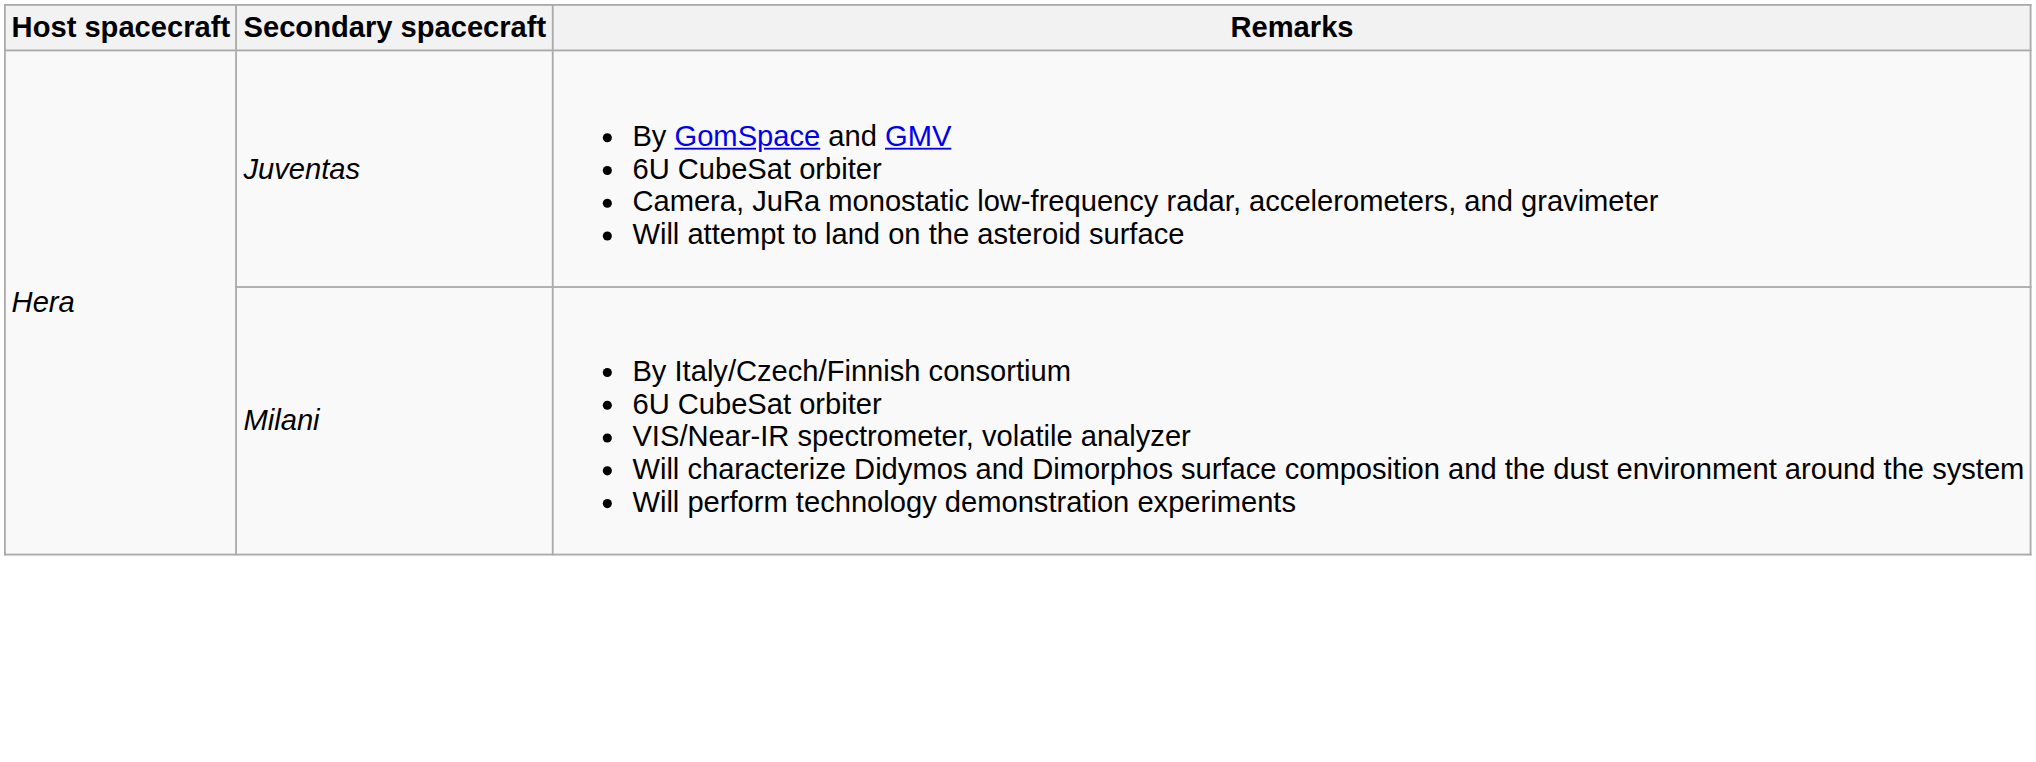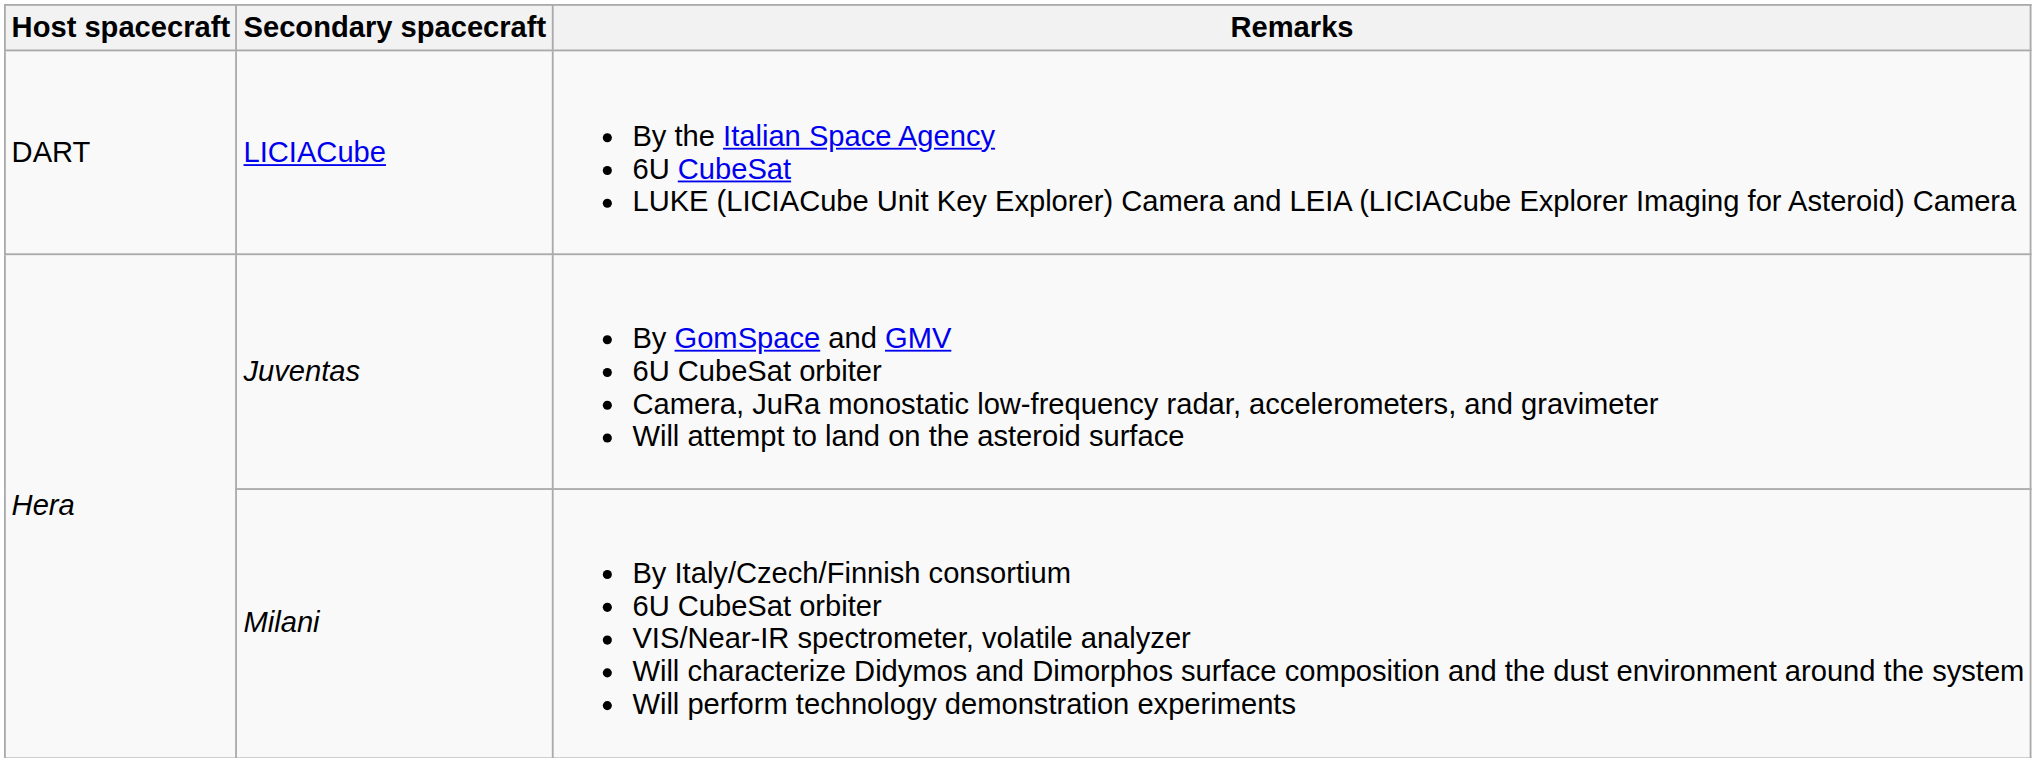+ row: (315, 152)
